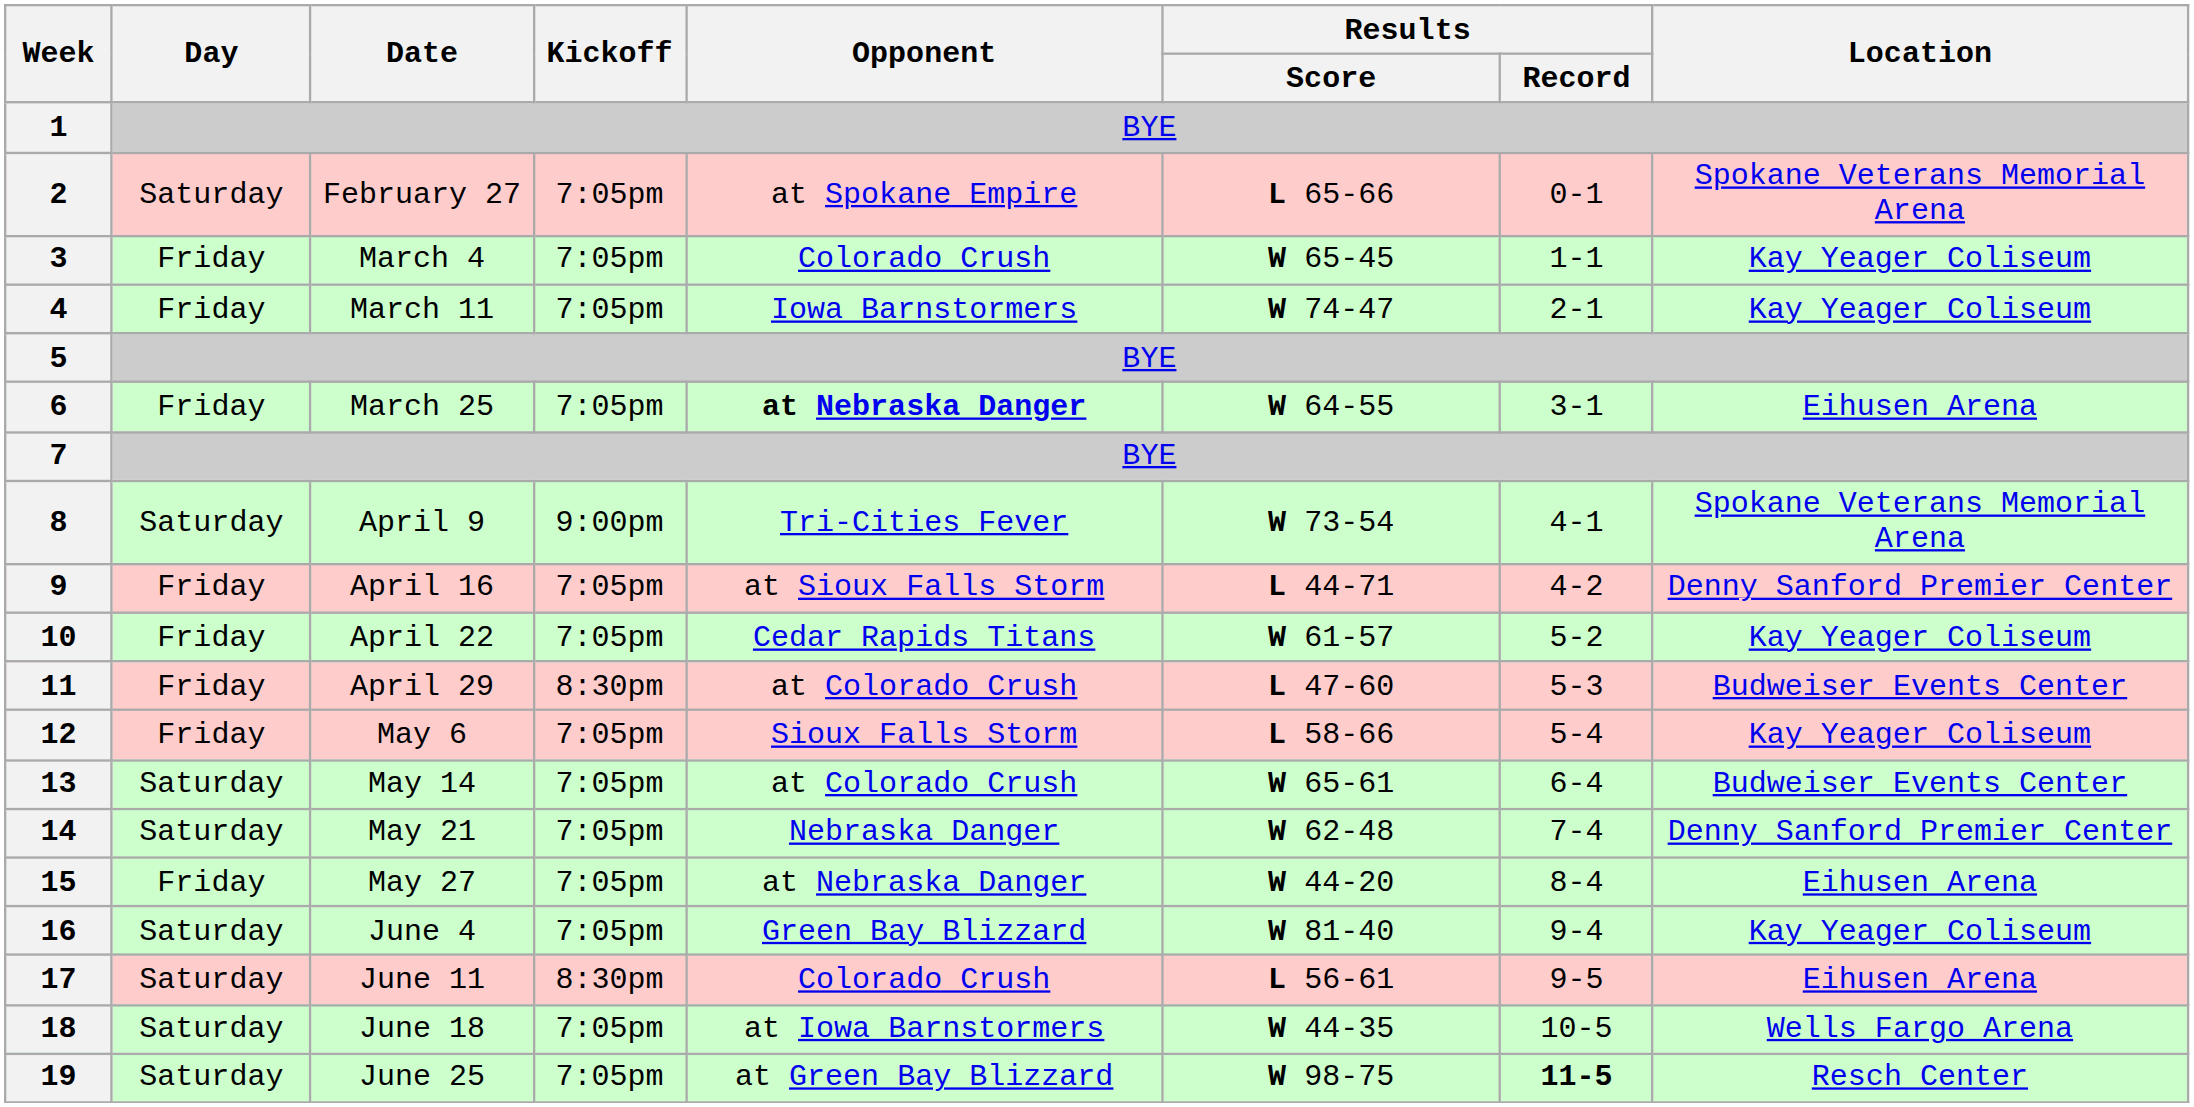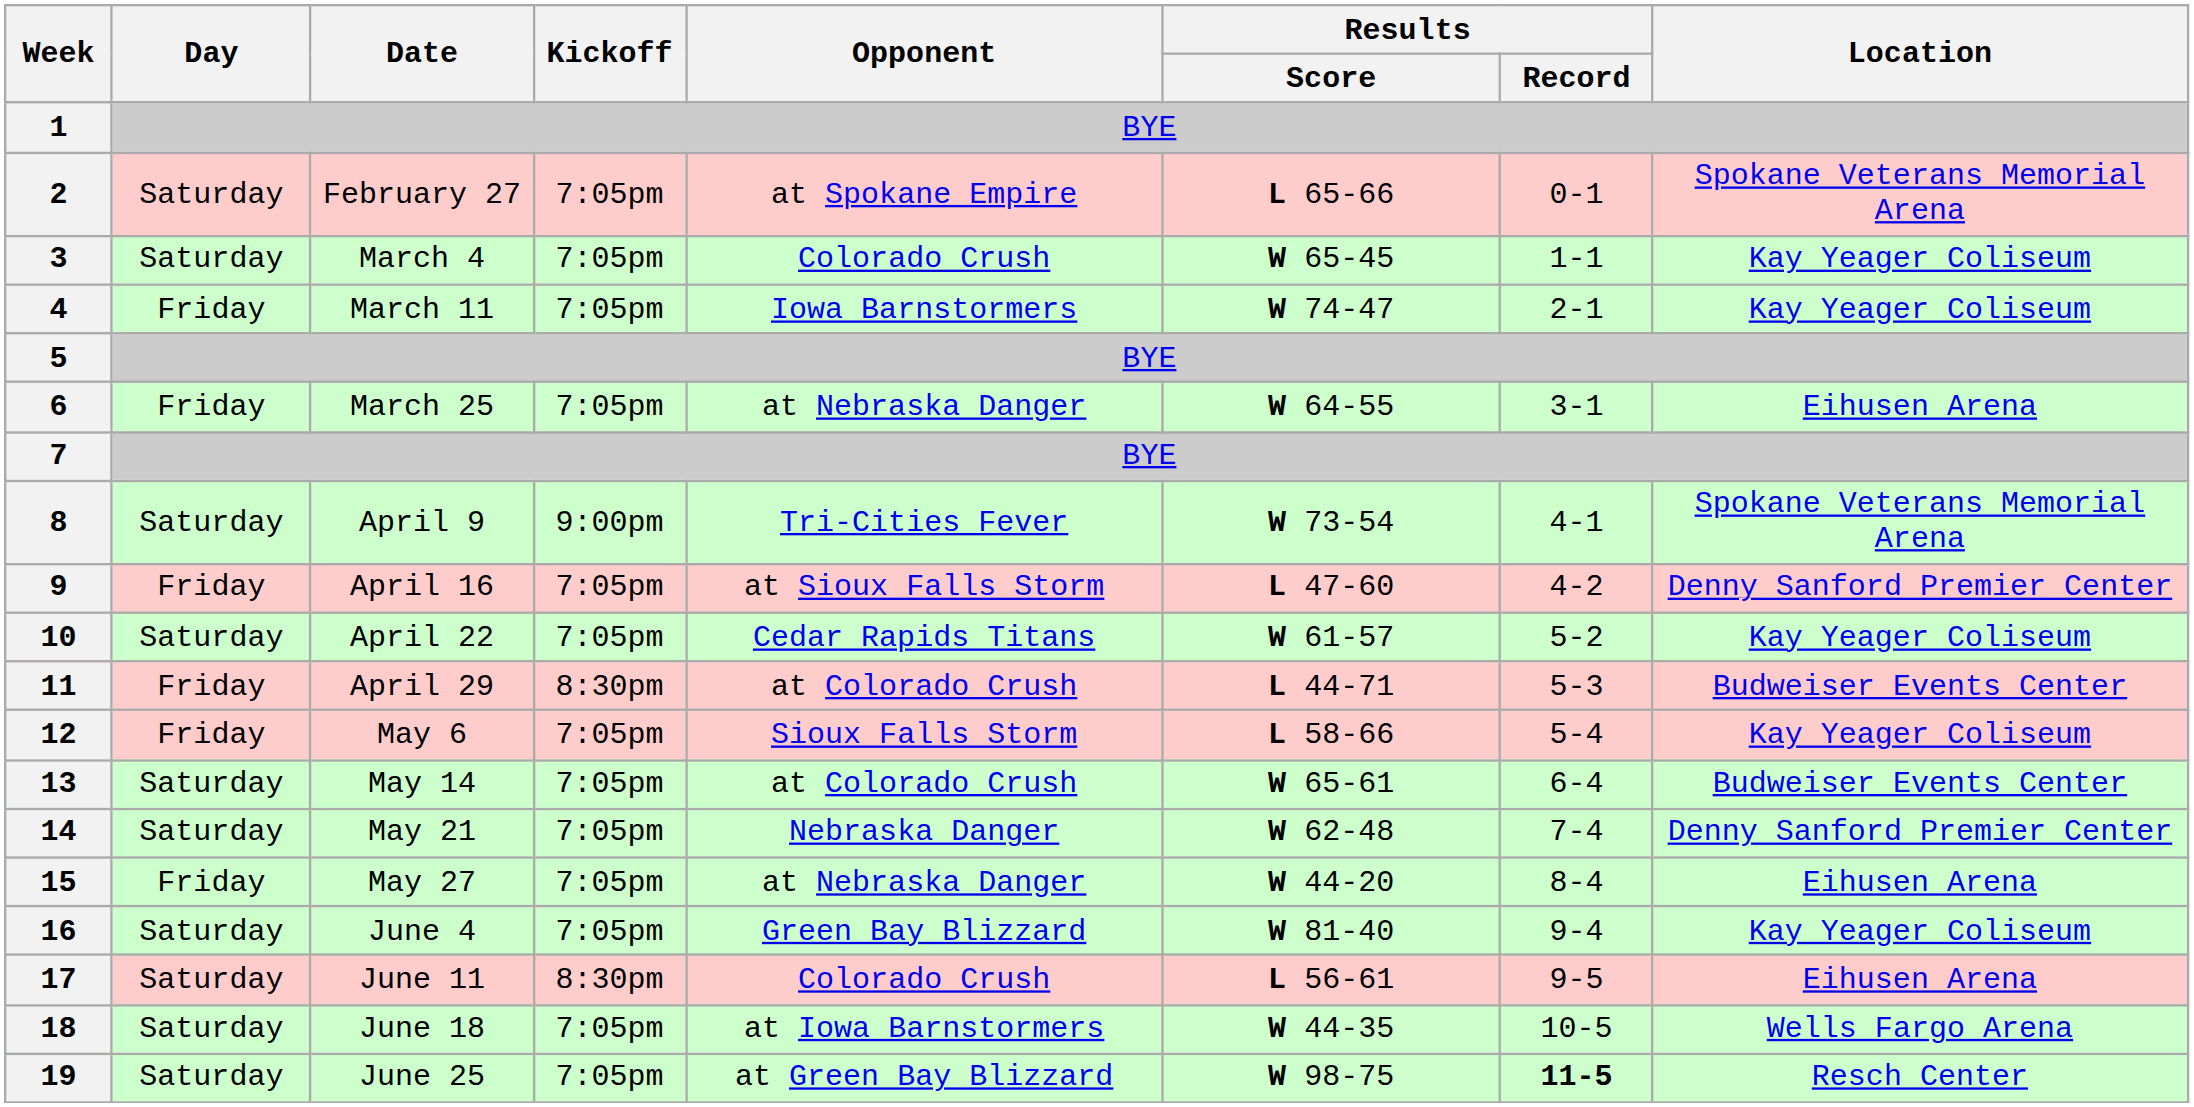(211, 260) Friday -> (211, 260) Saturday
(924, 407) bold -> (924, 407) normal
(1331, 588) L 44-71 -> (1331, 588) L 47-60
(211, 637) Friday -> (211, 637) Saturday
(1331, 686) L 47-60 -> (1331, 686) L 44-71
